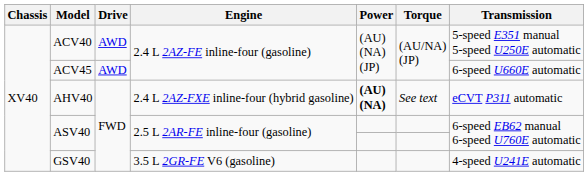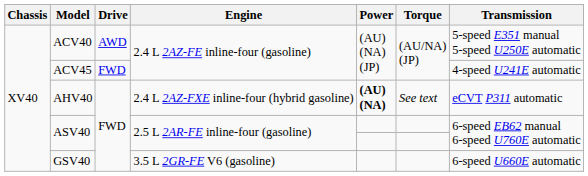(112, 70) AWD -> (112, 70) FWD
(517, 70) 6-speed U660E automatic -> (517, 70) 4-speed U241E automatic
(517, 161) 4-speed U241E automatic -> (517, 161) 6-speed U660E automatic
